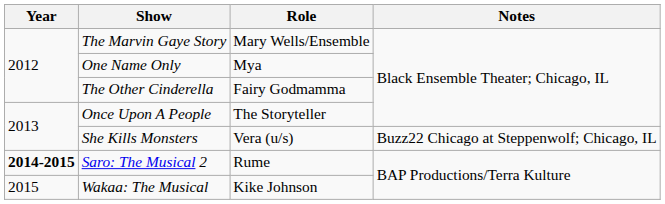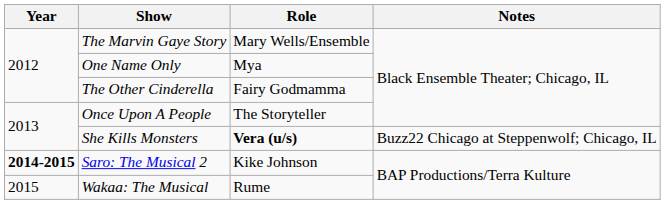(263, 138) normal -> (265, 138) bold
(252, 162) Rume -> (275, 162) Kike Johnson
(275, 187) Kike Johnson -> (252, 187) Rume
